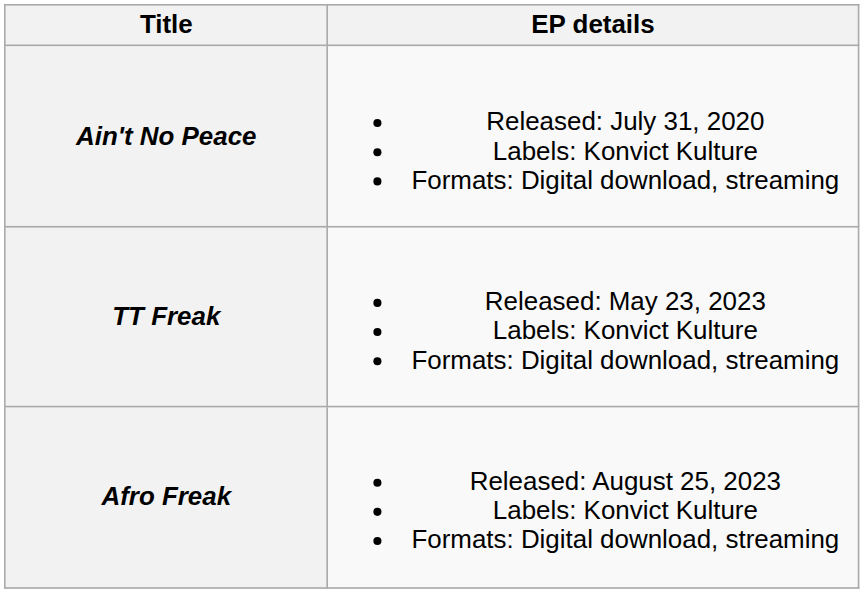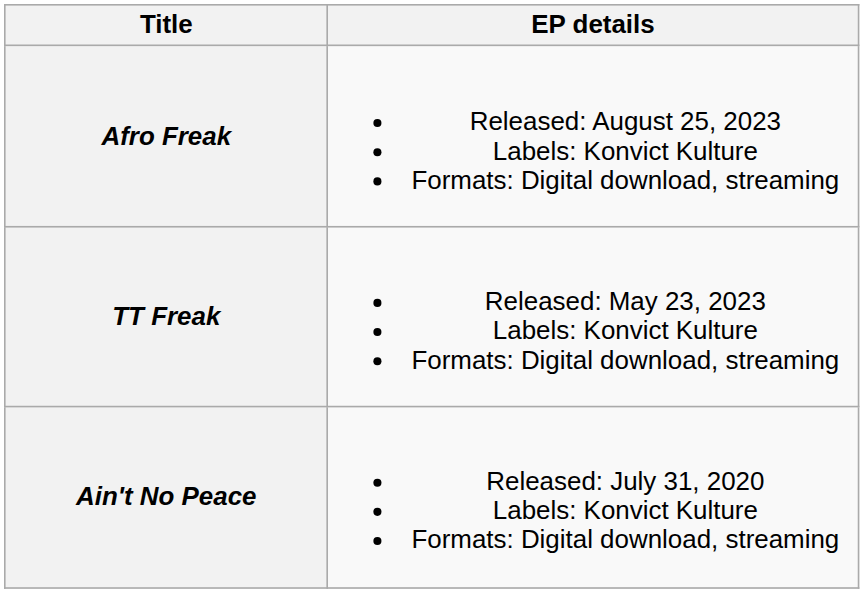rows swapped: (166, 135) <-> (166, 496)
